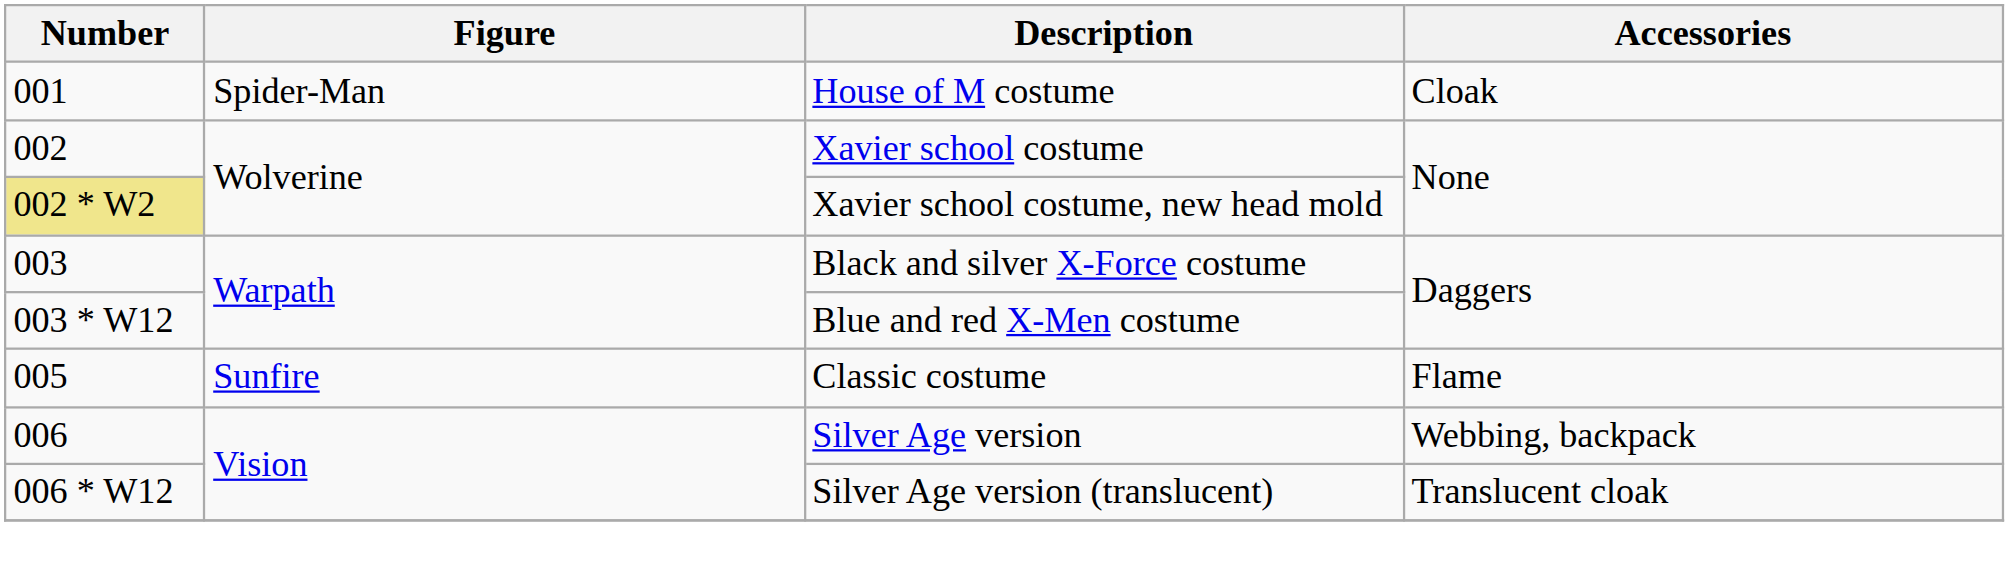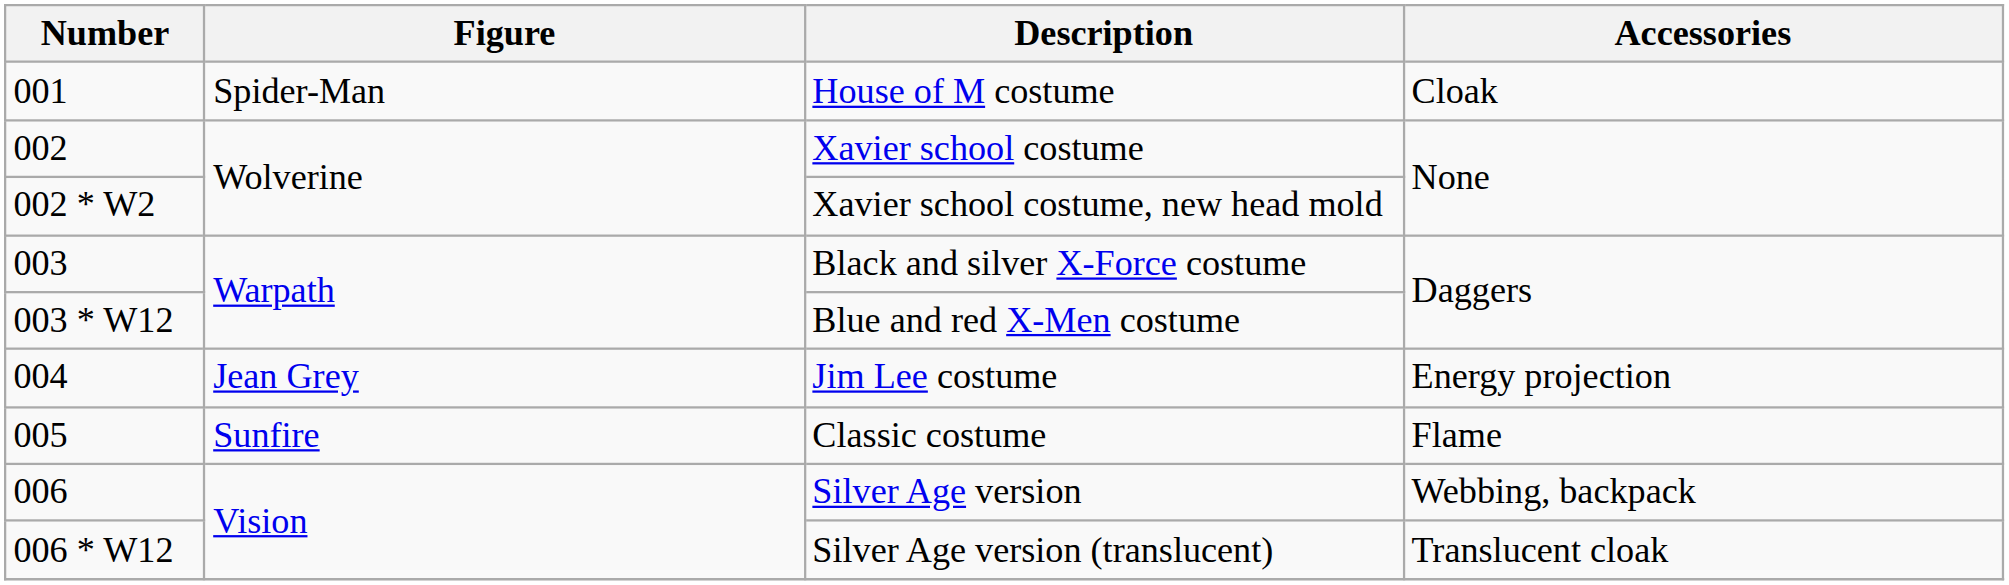(84, 205) khaki background -> (84, 205) no background
+ row: (935, 377)
